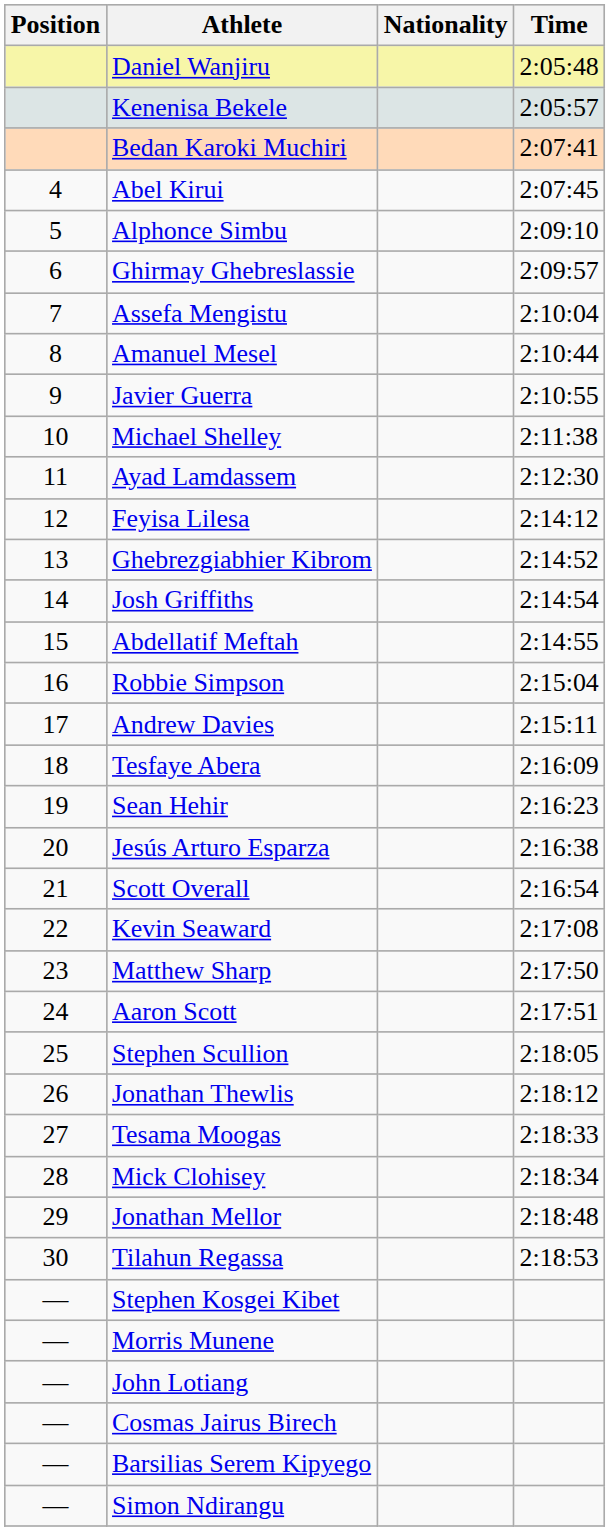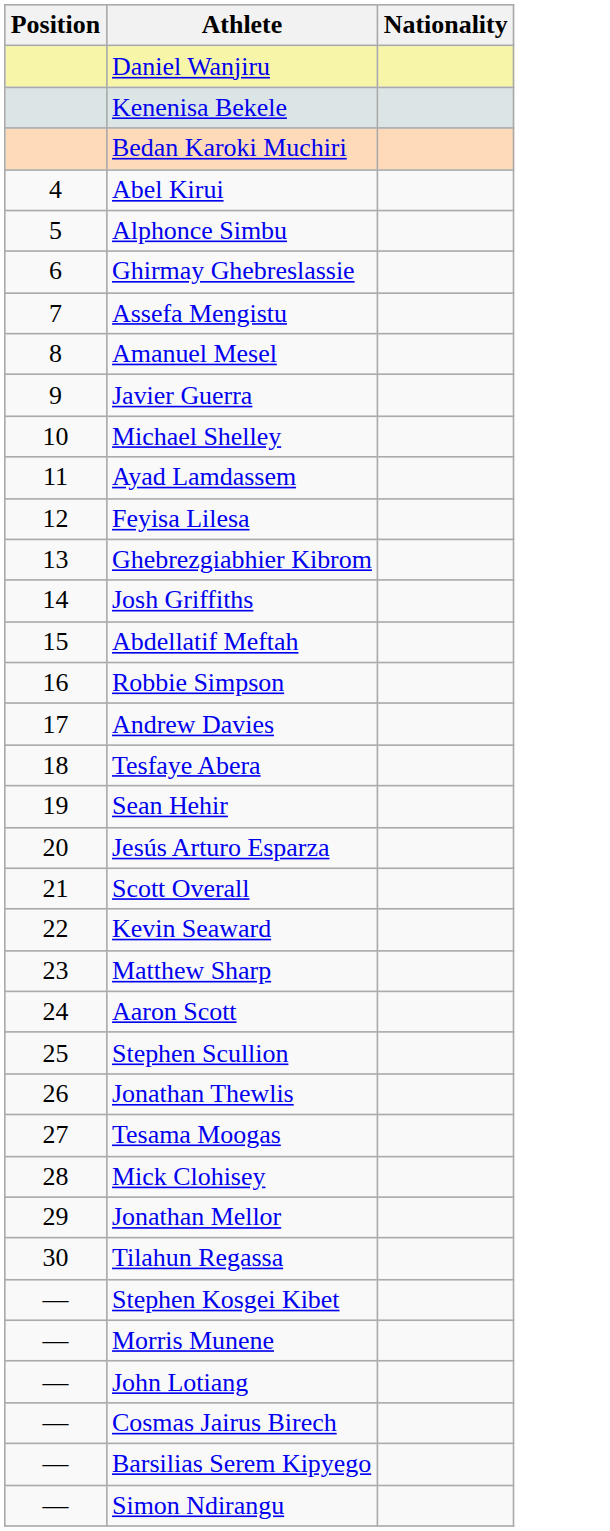- column: (559, 25)
